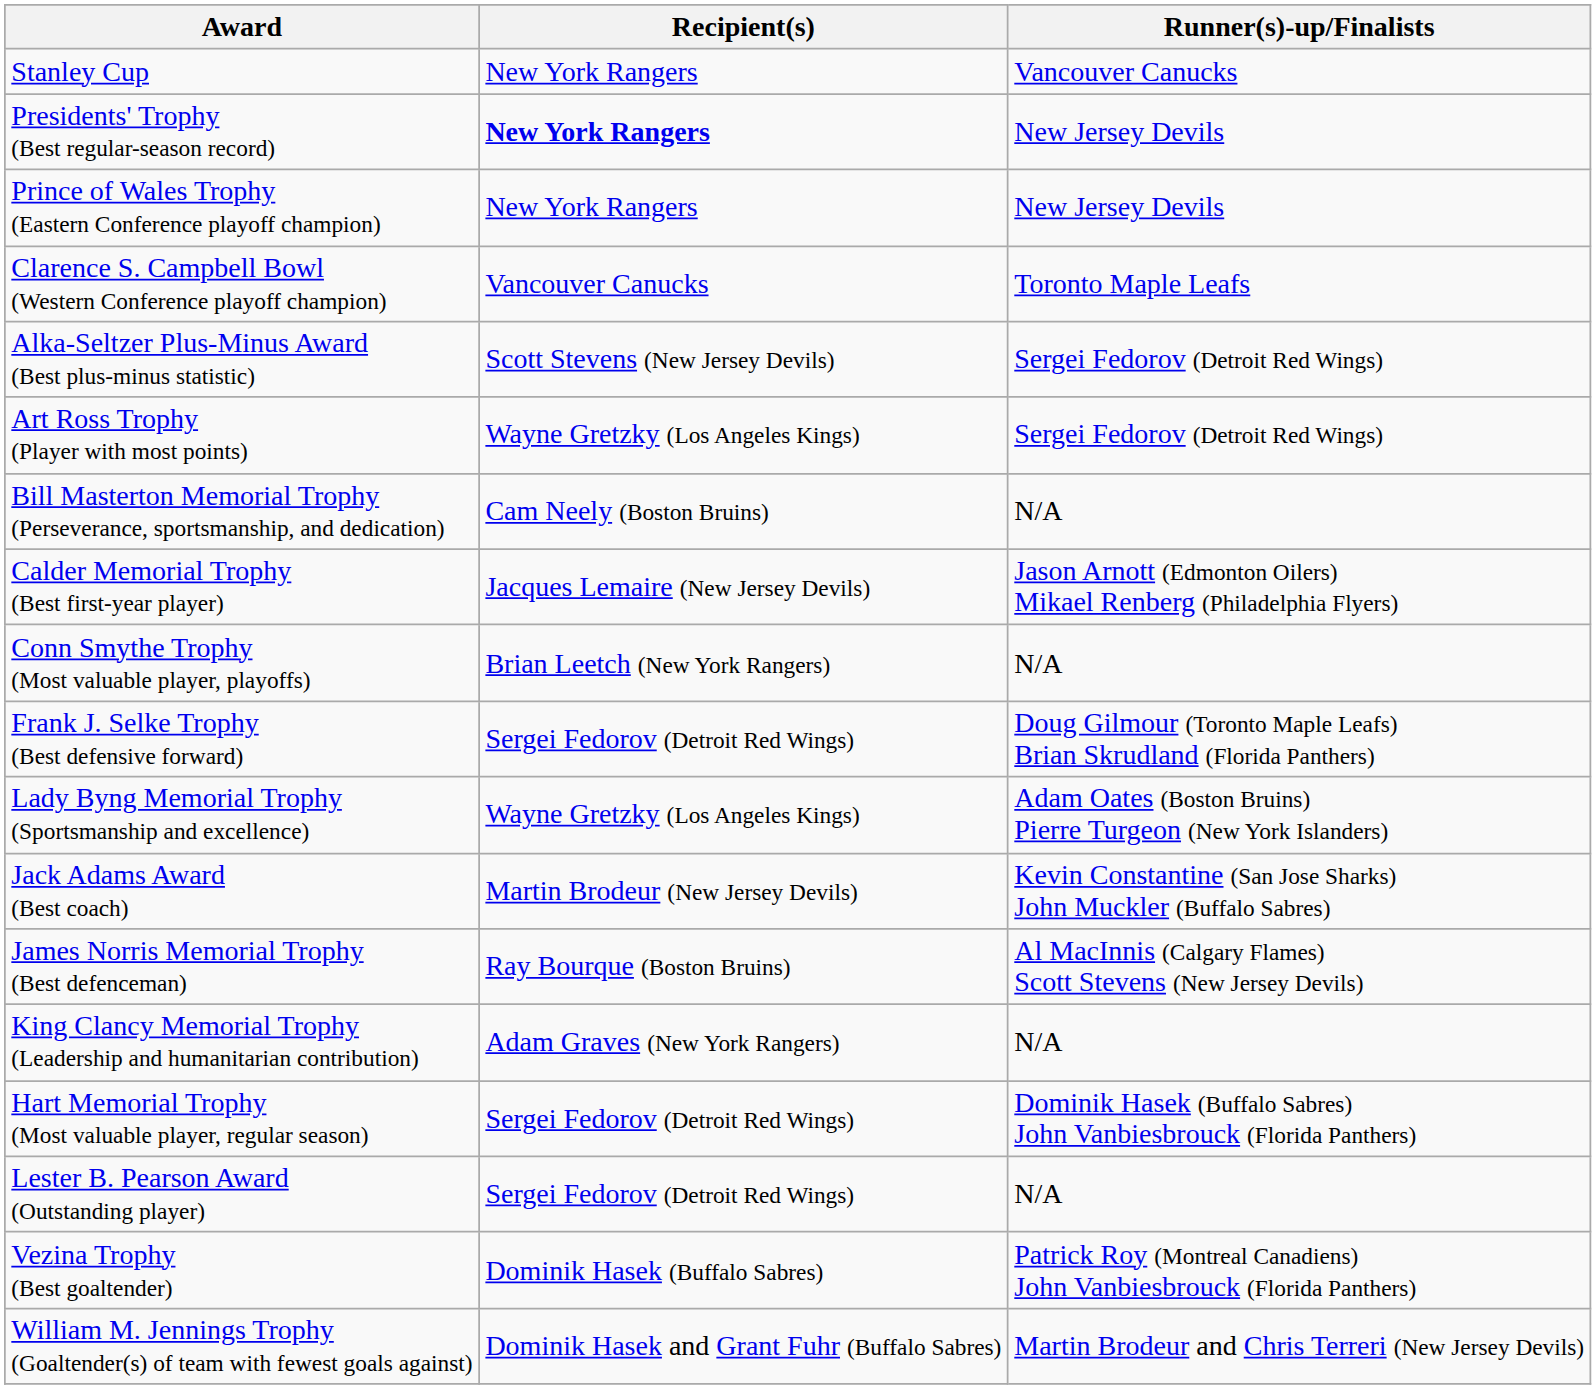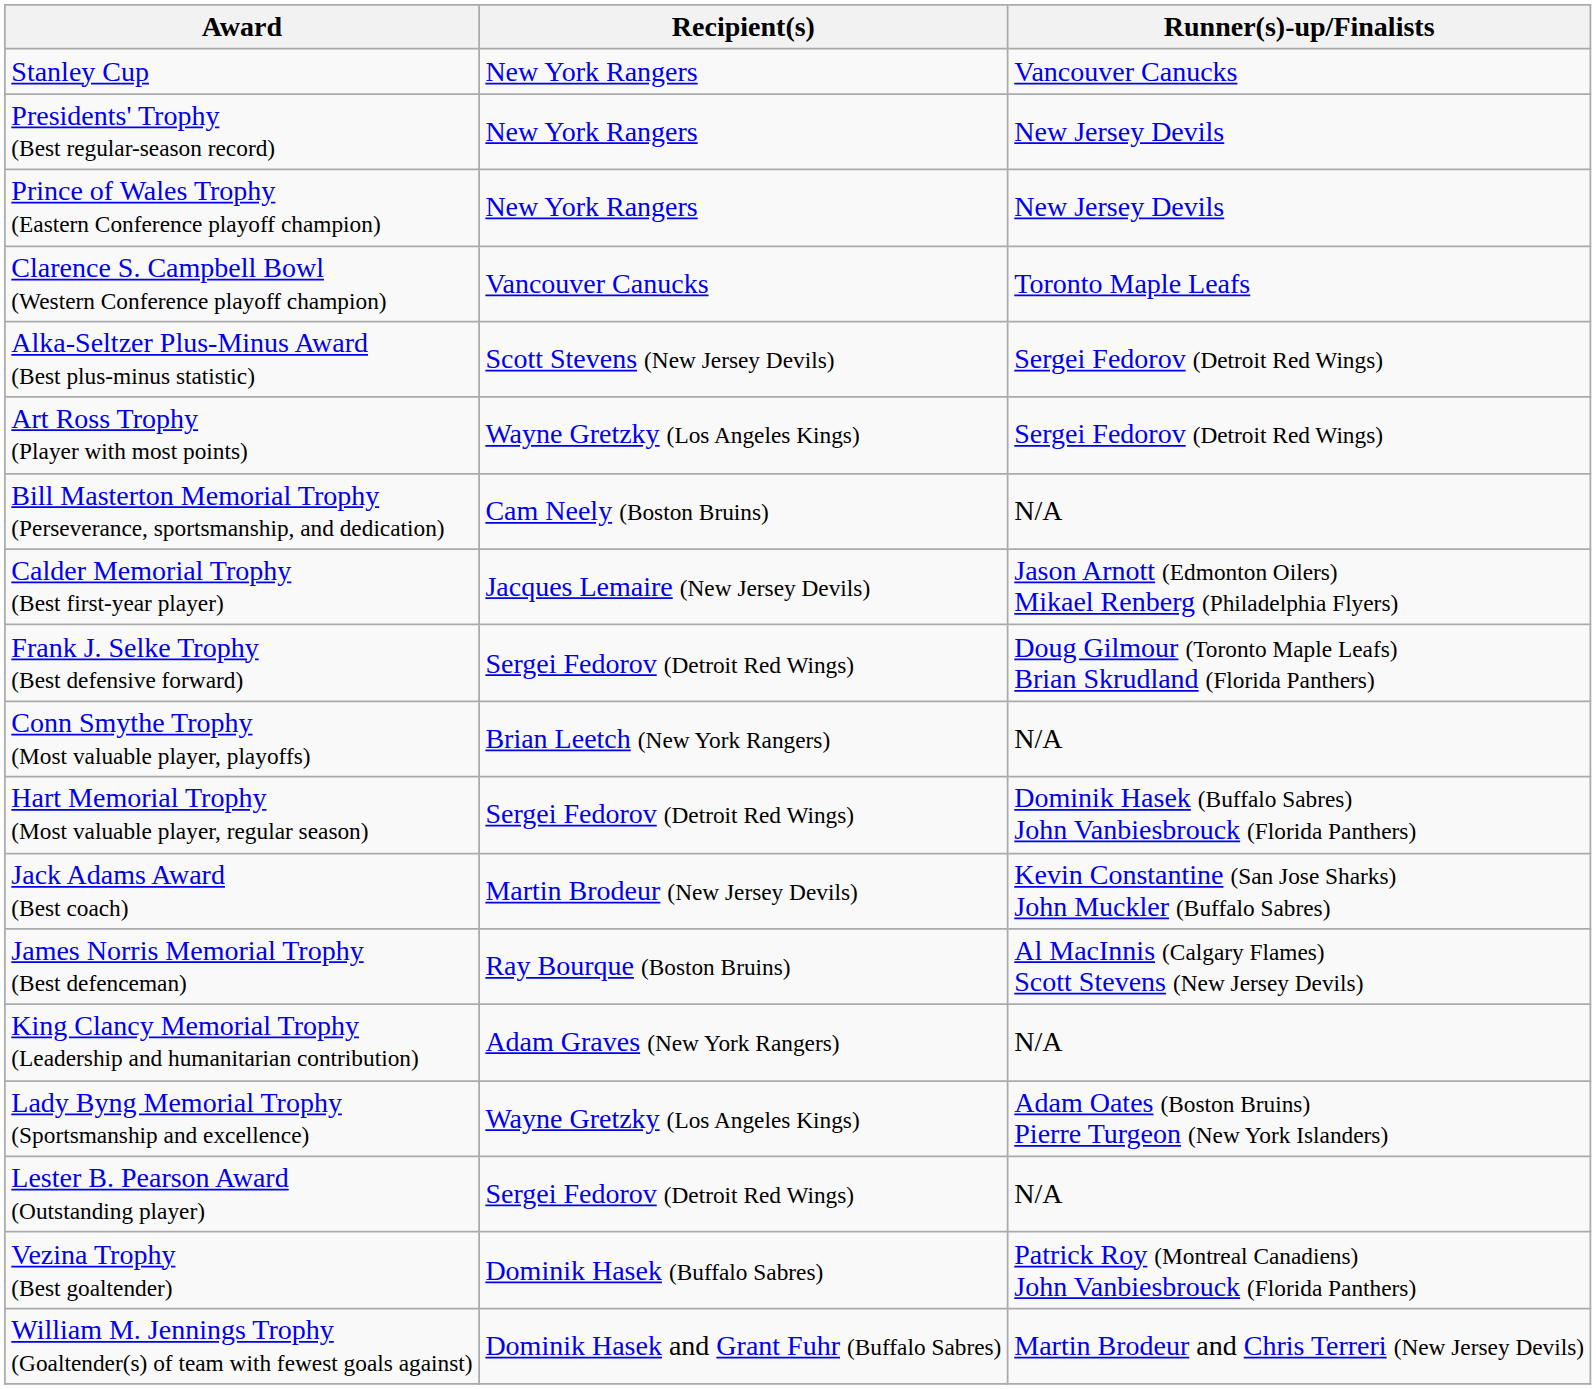(598, 131) bold -> (592, 131) normal
rows swapped: (161, 662) <-> (135, 738)
rows swapped: (190, 1118) <-> (177, 814)
